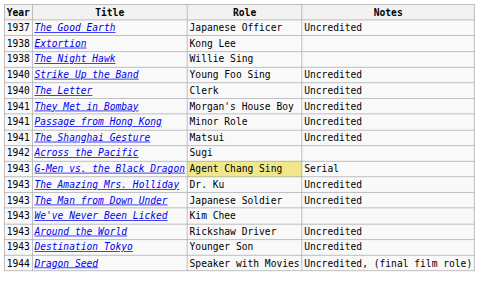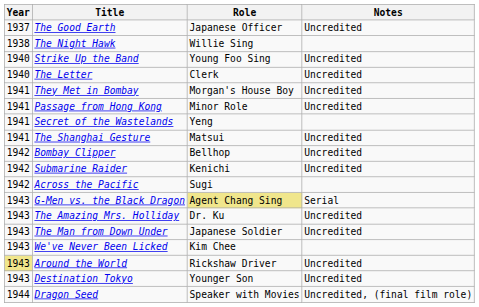- row: (60, 44)
+ row: (104, 122)
+ row: (75, 153)
+ row: (81, 169)
(18, 232) no background -> (18, 263) khaki background
